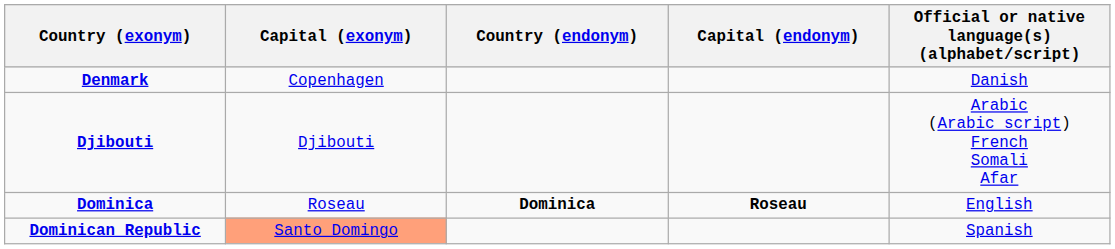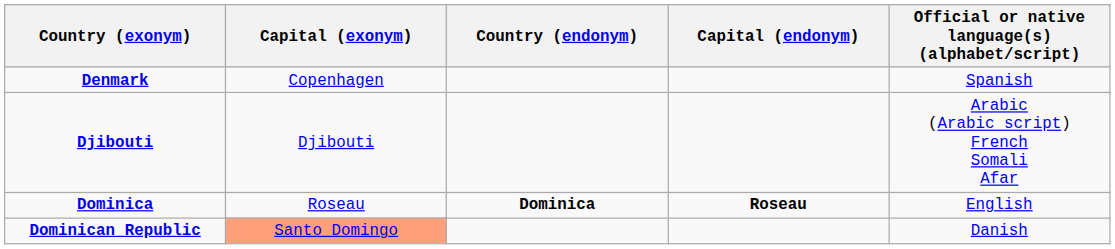(999, 80) Danish -> (999, 80) Spanish
(999, 231) Spanish -> (999, 231) Danish
